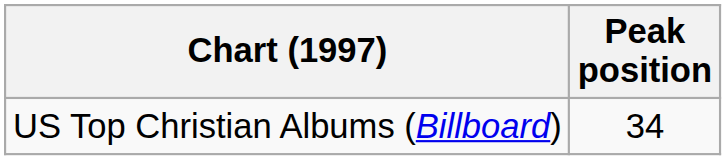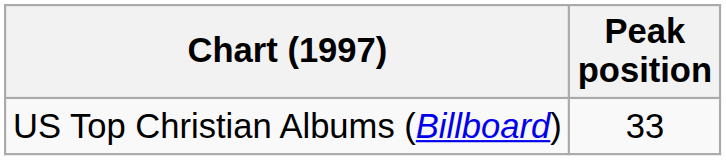(645, 125) 34 -> (645, 125) 33
